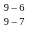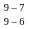rows swapped: (14, 21) <-> (14, 7)
